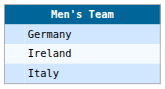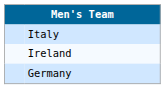rows swapped: (50, 34) <-> (43, 73)
